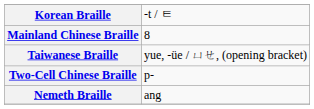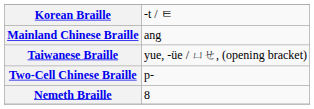(147, 35) 8 -> (153, 35) ang
(153, 94) ang -> (147, 94) 8
